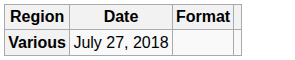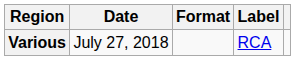+ column: (258, 17)
